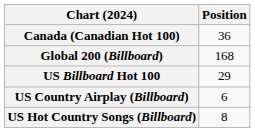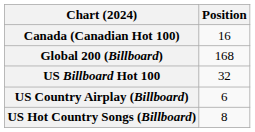(224, 35) 36 -> (224, 35) 16
(224, 76) 29 -> (224, 76) 32
